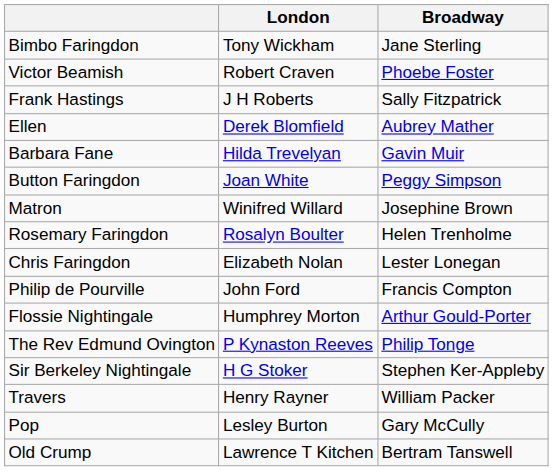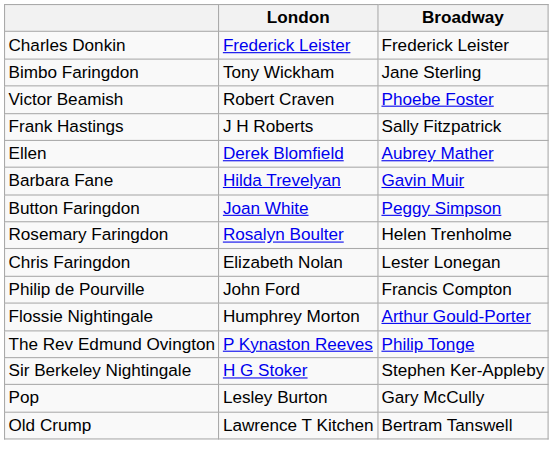+ row: (67, 45)
- row: (35, 208)
- row: (37, 398)
